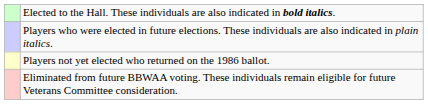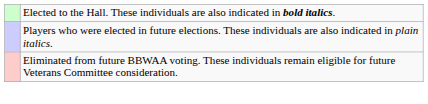- row: (146, 60)
